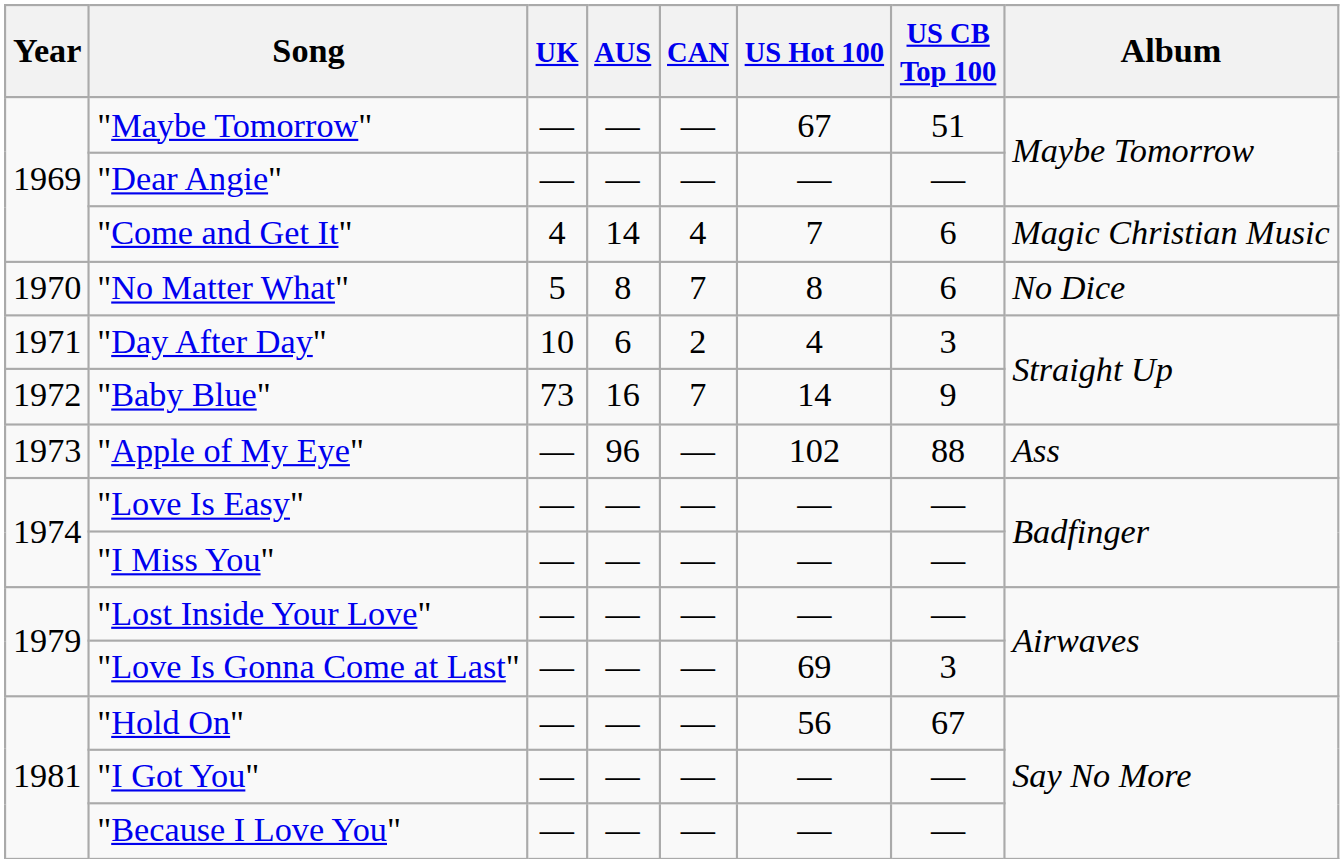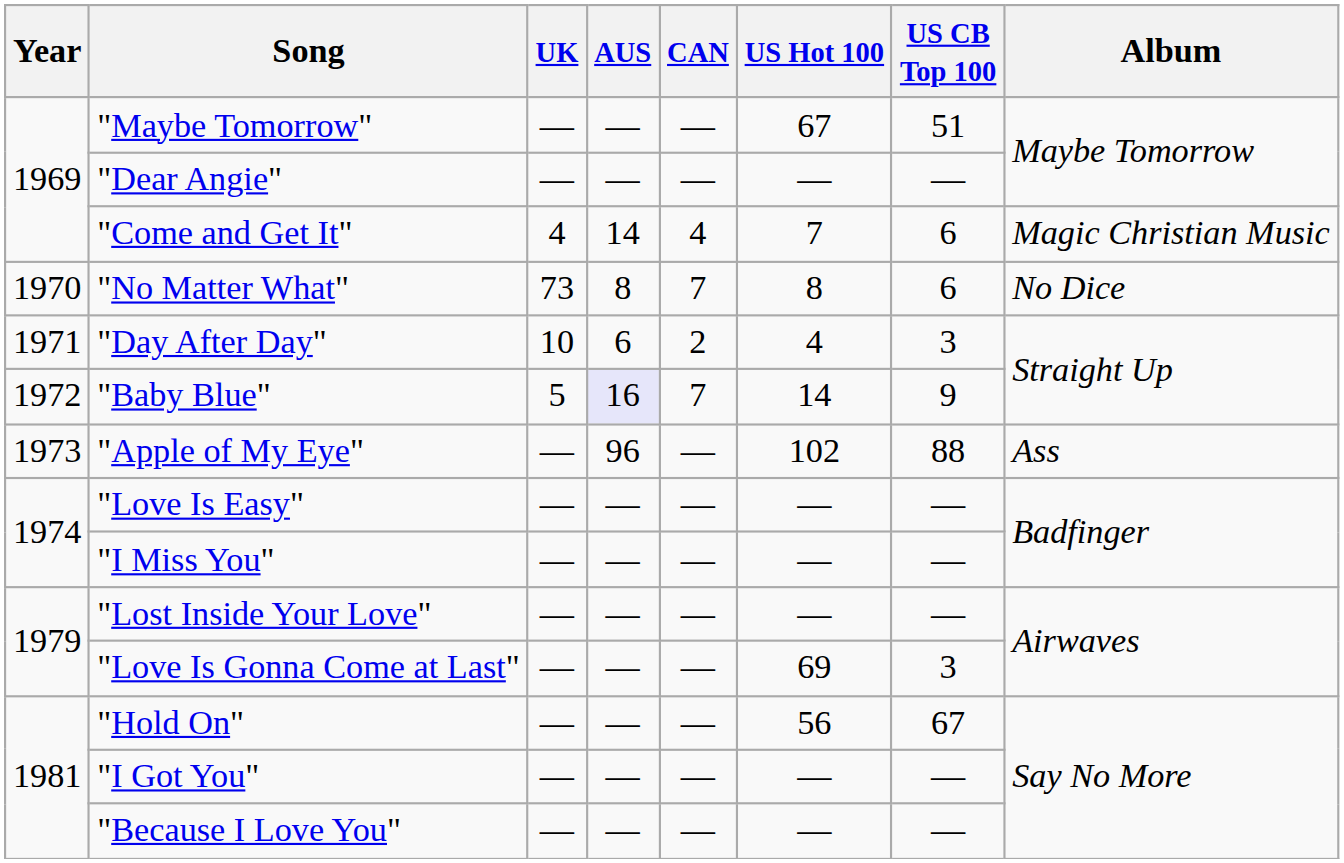(557, 287) 5 -> (557, 287) 73
(557, 395) 73 -> (557, 395) 5
(623, 395) no background -> (623, 395) lavender background
